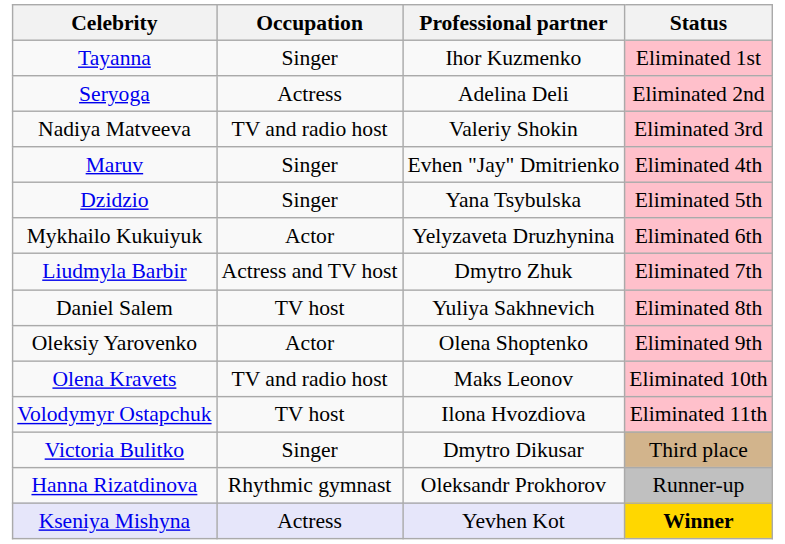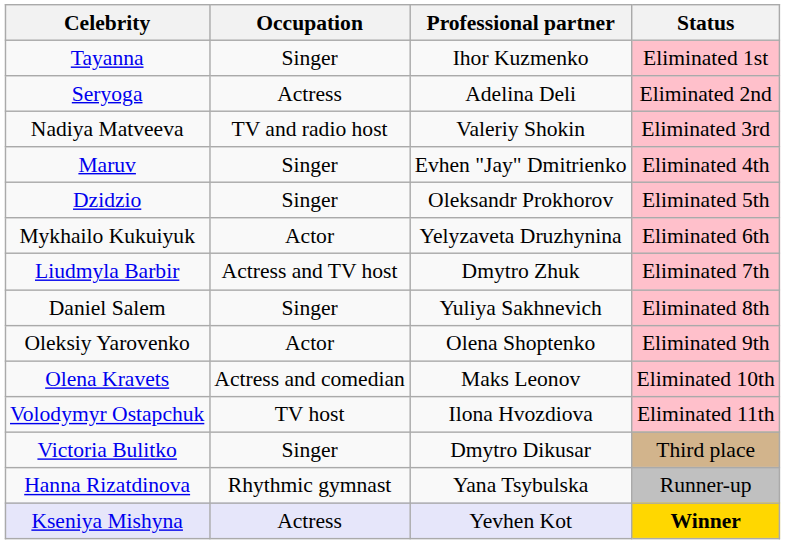(513, 200) Yana Tsybulska -> (521, 200) Oleksandr Prokhorov
(310, 307) TV host -> (310, 307) Singer
(310, 378) TV and radio host -> (310, 378) Actress and comedian
(513, 484) Oleksandr Prokhorov -> (521, 484) Yana Tsybulska
